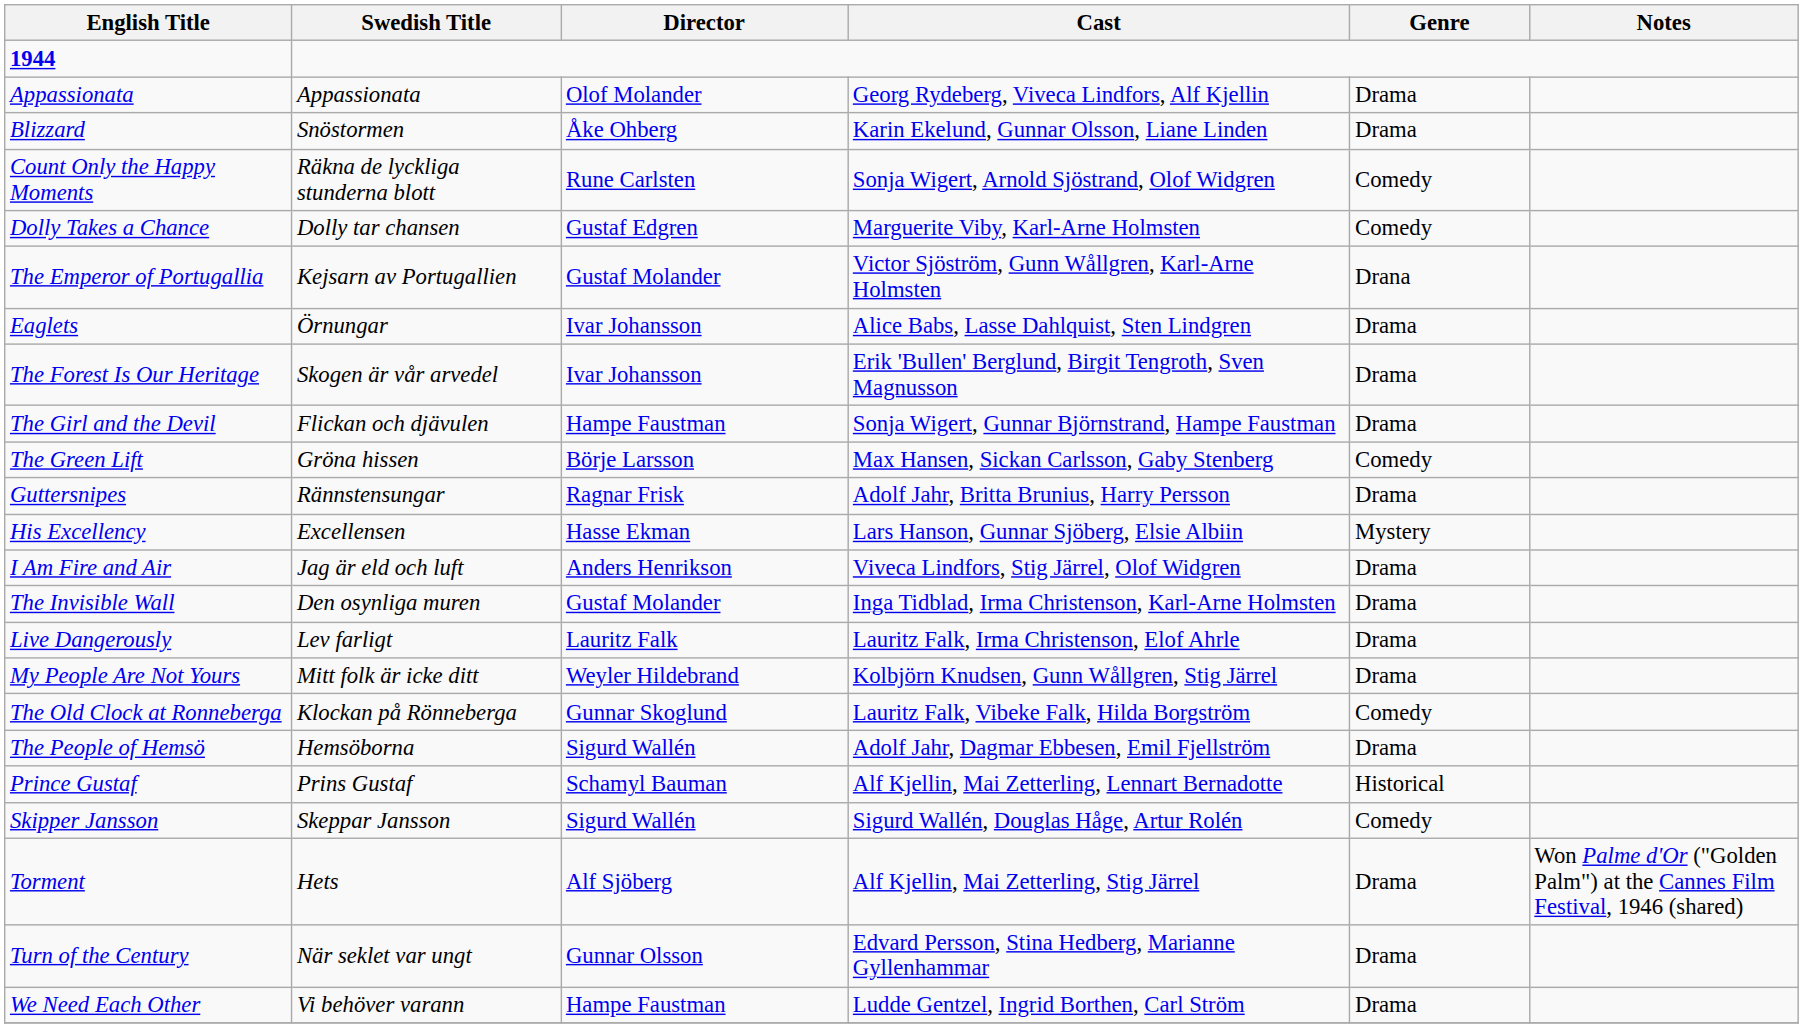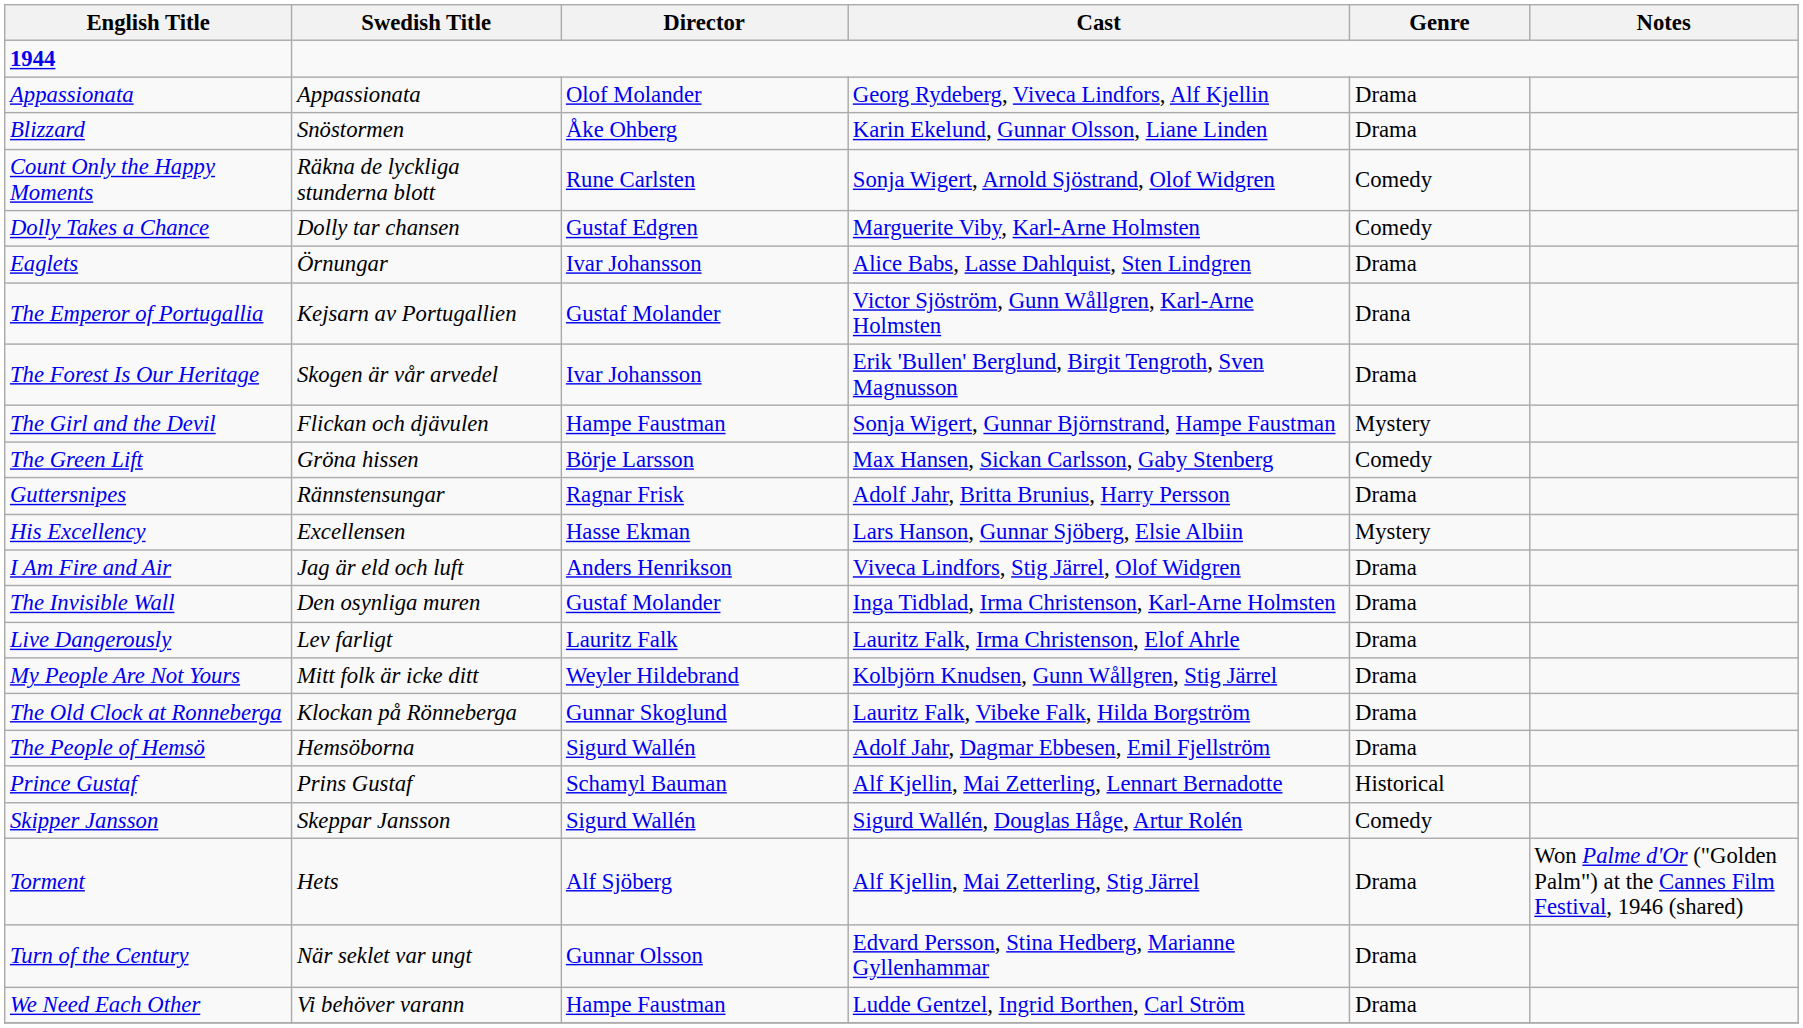rows swapped: (44, 325) <-> (137, 277)
(1386, 423) Drama -> (1393, 423) Mystery
(1393, 711) Comedy -> (1386, 711) Drama
